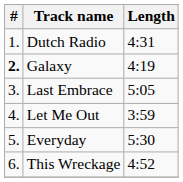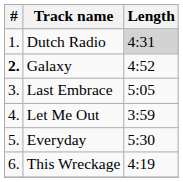(141, 41) no background -> (141, 41) lightgrey background
(141, 66) 4:19 -> (141, 66) 4:52
(141, 164) 4:52 -> (141, 164) 4:19
